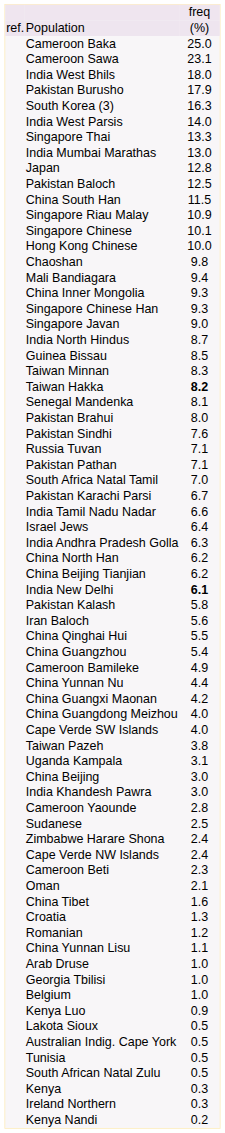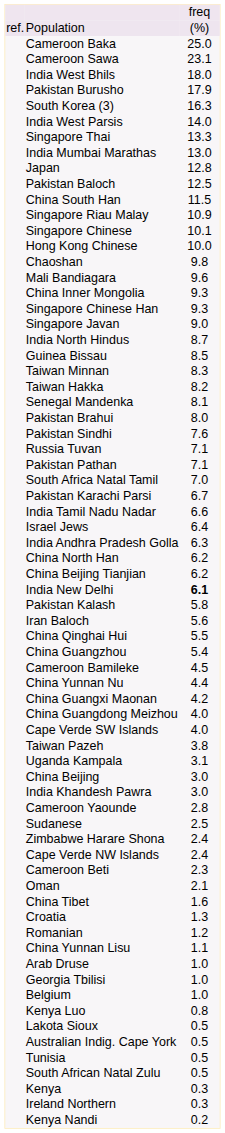(199, 277) 9.4 -> (199, 277) 9.6
(199, 387) bold -> (199, 387) normal
(199, 667) 4.9 -> (199, 667) 4.5
(199, 1011) 0.9 -> (199, 1011) 0.8
